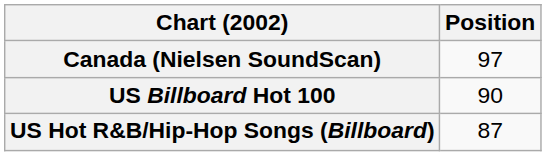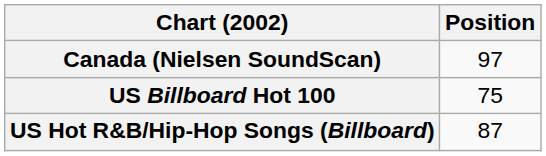(490, 95) 90 -> (490, 95) 75
